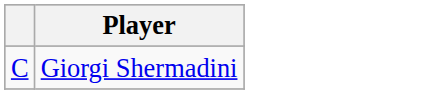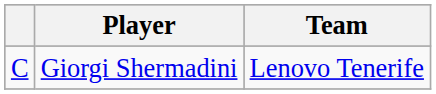+ column: (337, 25)
